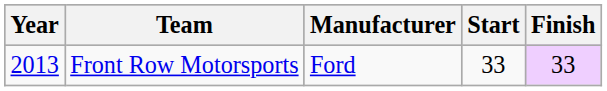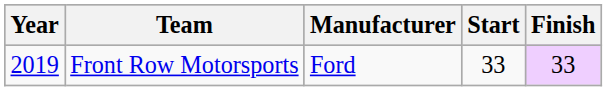(35, 64) 2013 -> (35, 64) 2019
